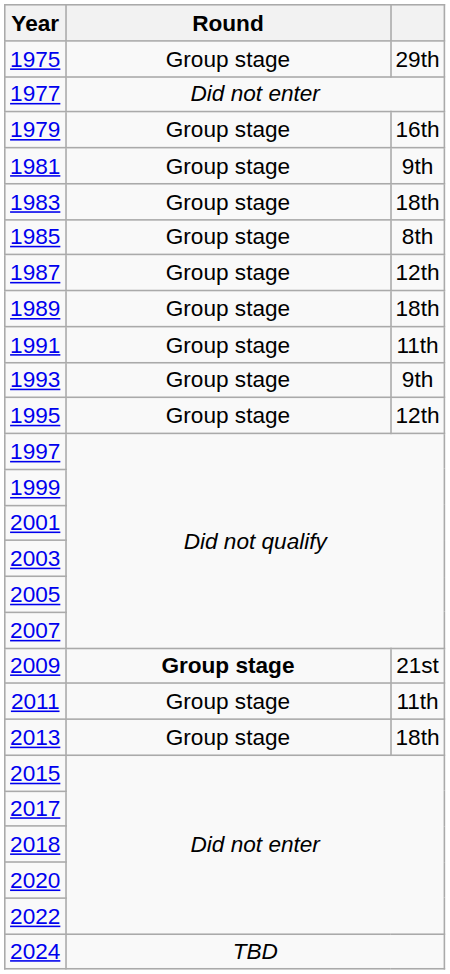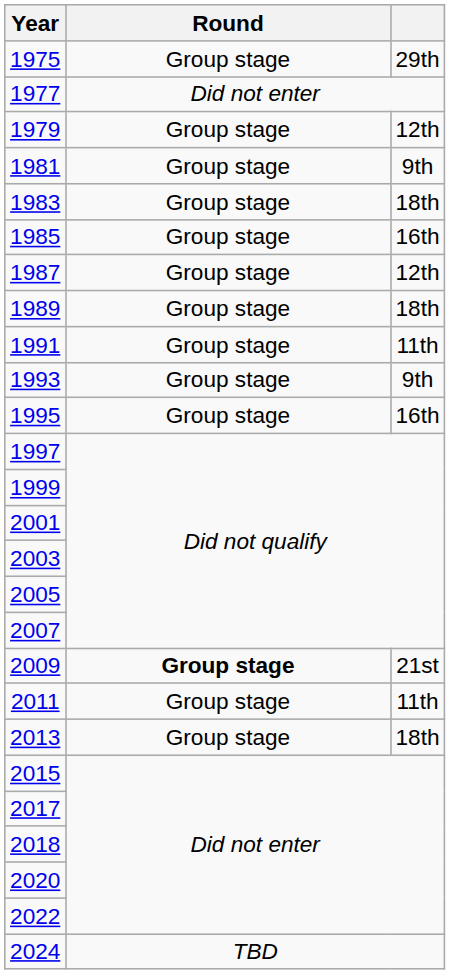(418, 130) 16th -> (418, 130) 12th
(418, 237) 8th -> (418, 237) 16th
(418, 416) 12th -> (418, 416) 16th
